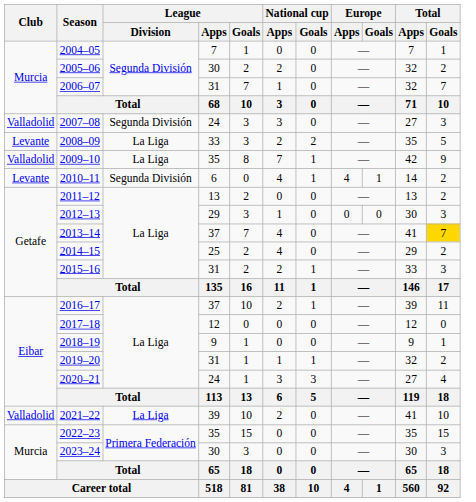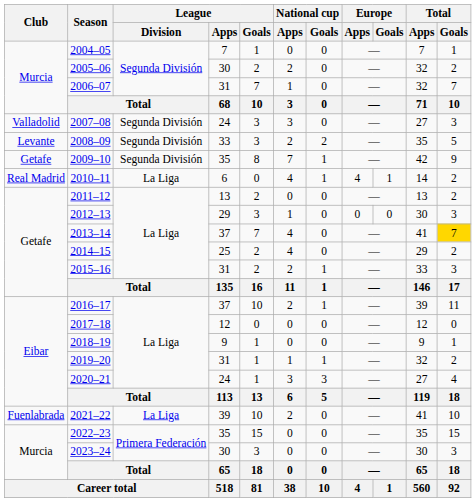(151, 141) La Liga -> (161, 141) Segunda División
(31, 159) Valladolid -> (36, 159) Getafe
(151, 159) La Liga -> (161, 159) Segunda División
(31, 178) Levante -> (36, 178) Real Madrid
(151, 178) Segunda División -> (161, 178) La Liga
(31, 415) Valladolid -> (36, 415) Fuenlabrada
